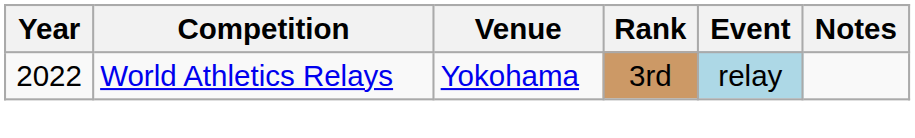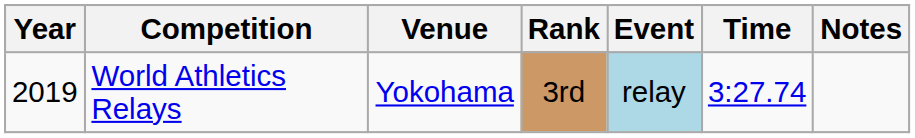+ column: (757, 29)
(49, 75) 2022 -> (45, 92) 2019
